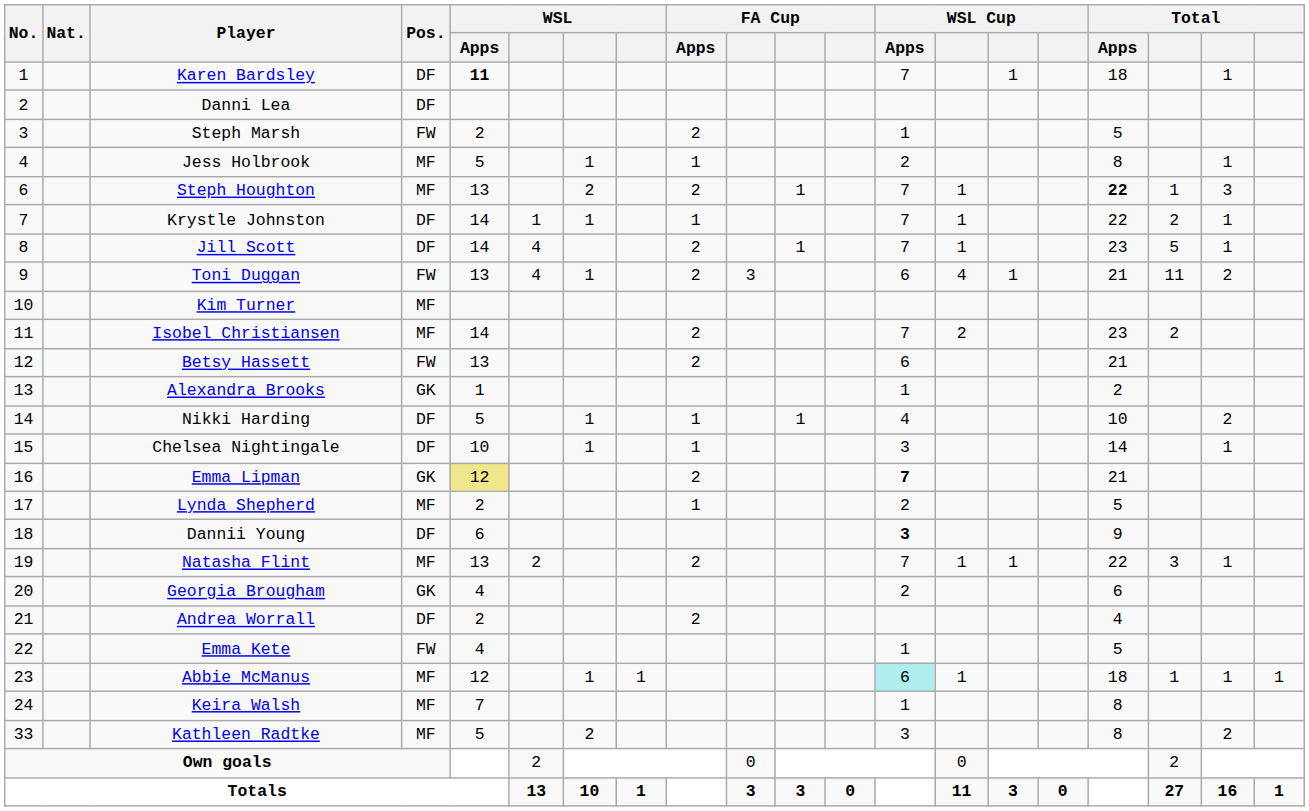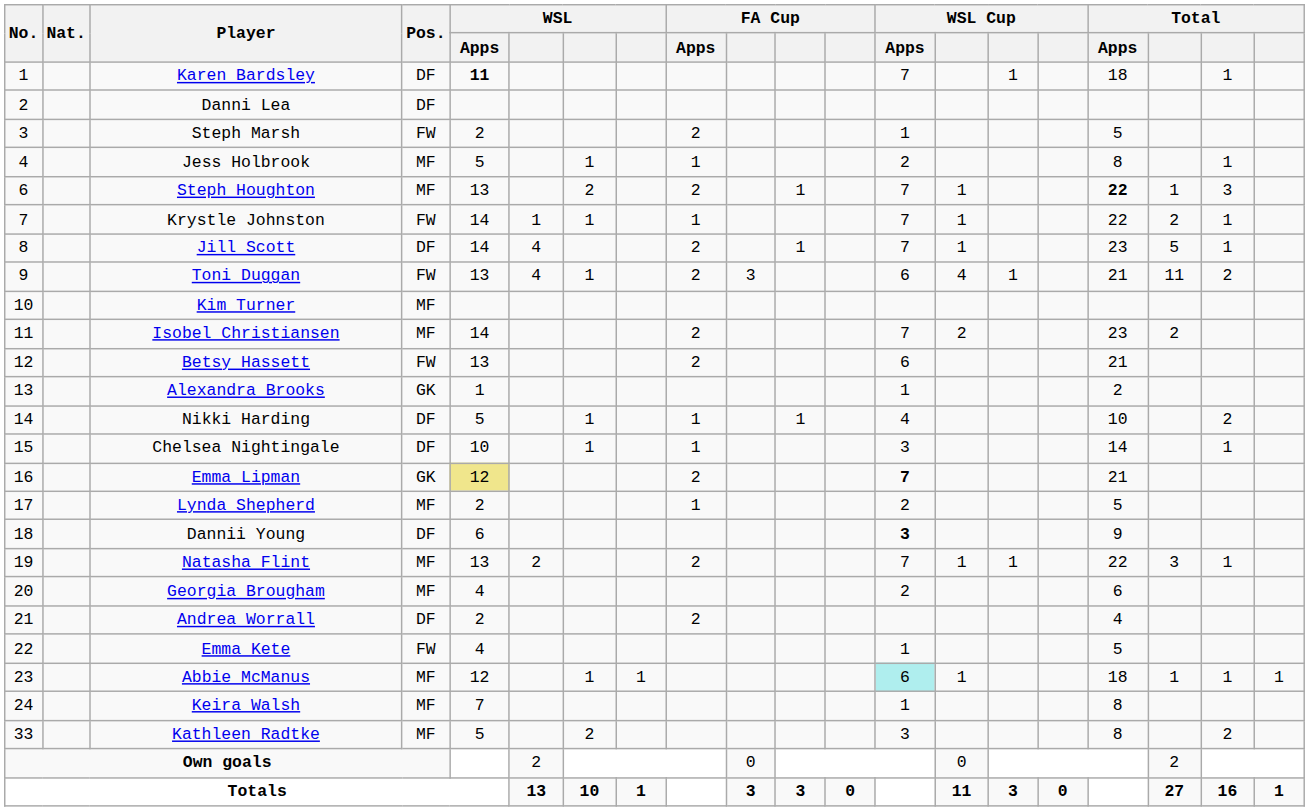(426, 220) DF -> (426, 220) FW
(426, 592) GK -> (426, 592) MF
